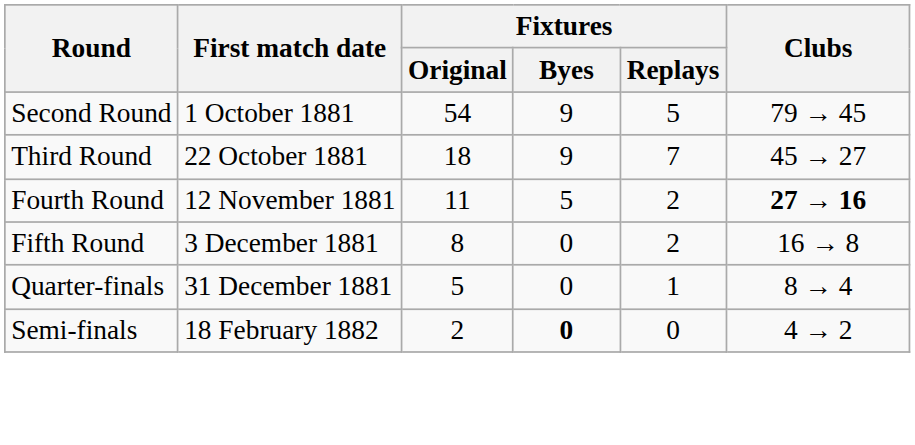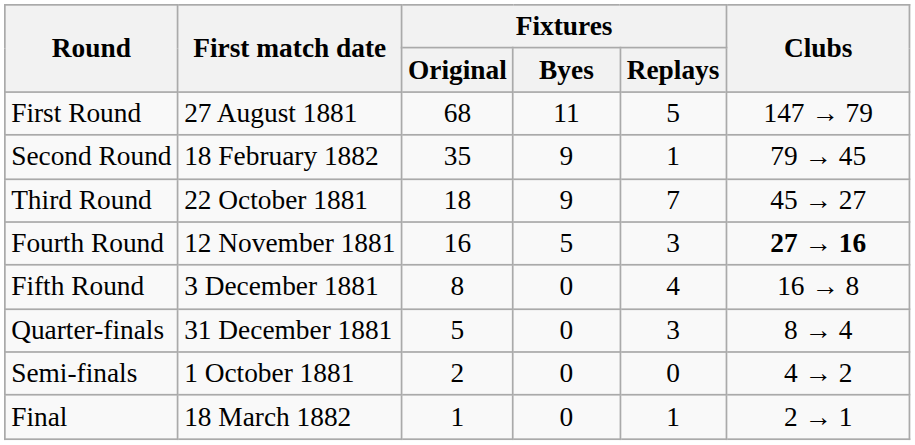+ row: (76, 112)
(269, 112) 1 October 1881 -> (281, 156) 18 February 1882
(457, 112) 54 -> (457, 156) 35
(673, 112) 5 -> (673, 156) 1
(457, 199) 11 -> (457, 243) 16
(673, 199) 2 -> (673, 243) 3
(673, 243) 2 -> (673, 286) 4
(673, 286) 1 -> (673, 329) 3
(281, 329) 18 February 1882 -> (269, 373) 1 October 1881
(566, 329) bold -> (566, 373) normal
+ row: (39, 416)
